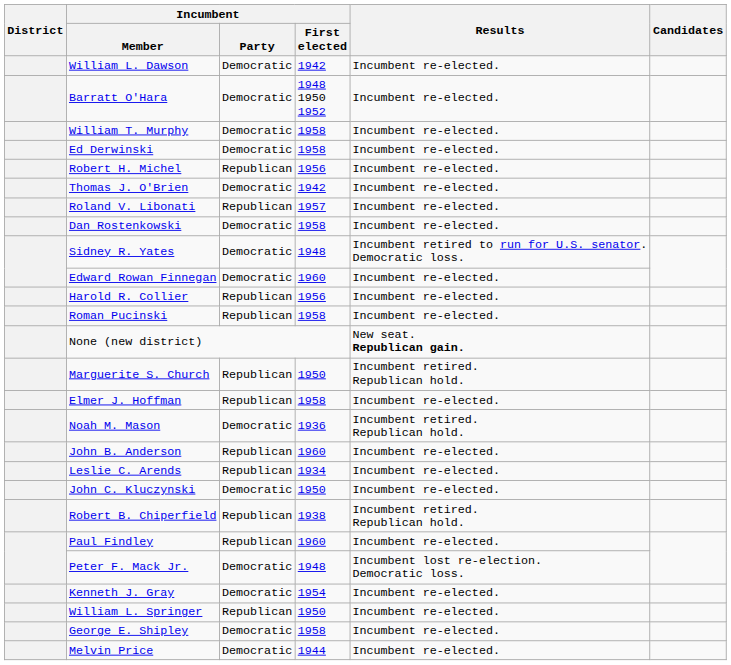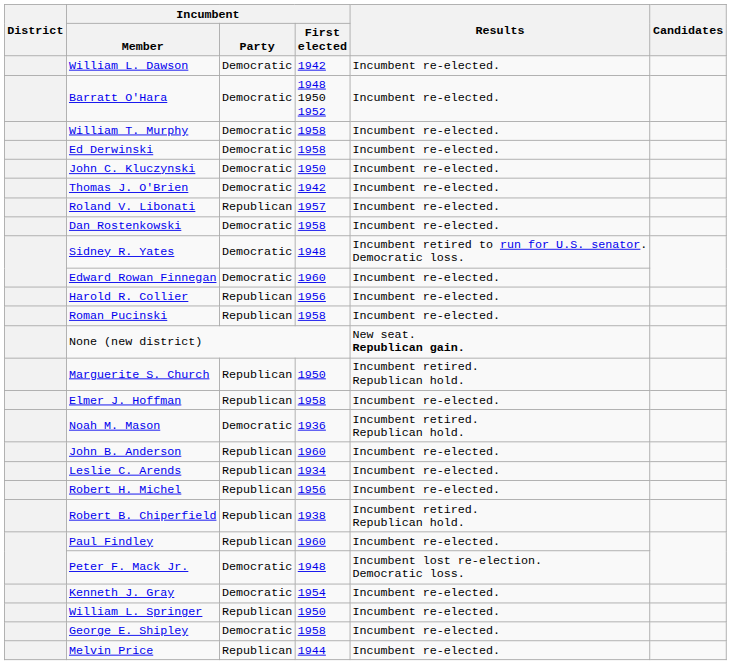rows swapped: (132, 490) <-> (125, 169)
(257, 650) Democratic -> (257, 650) Republican
